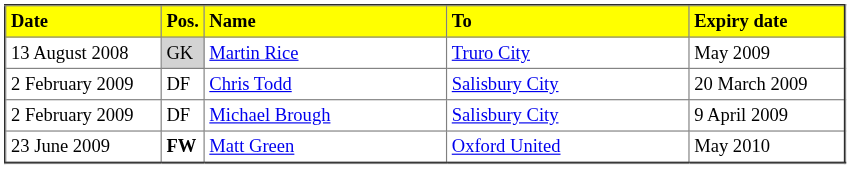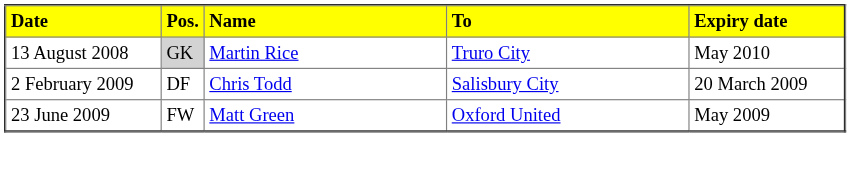(732, 52) May 2009 -> (732, 52) May 2010
- row: (270, 115)
(181, 146) bold -> (180, 115) normal
(732, 146) May 2010 -> (732, 115) May 2009
